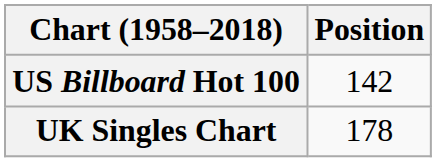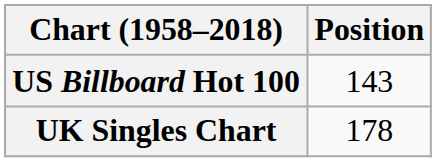(369, 80) 142 -> (369, 80) 143
